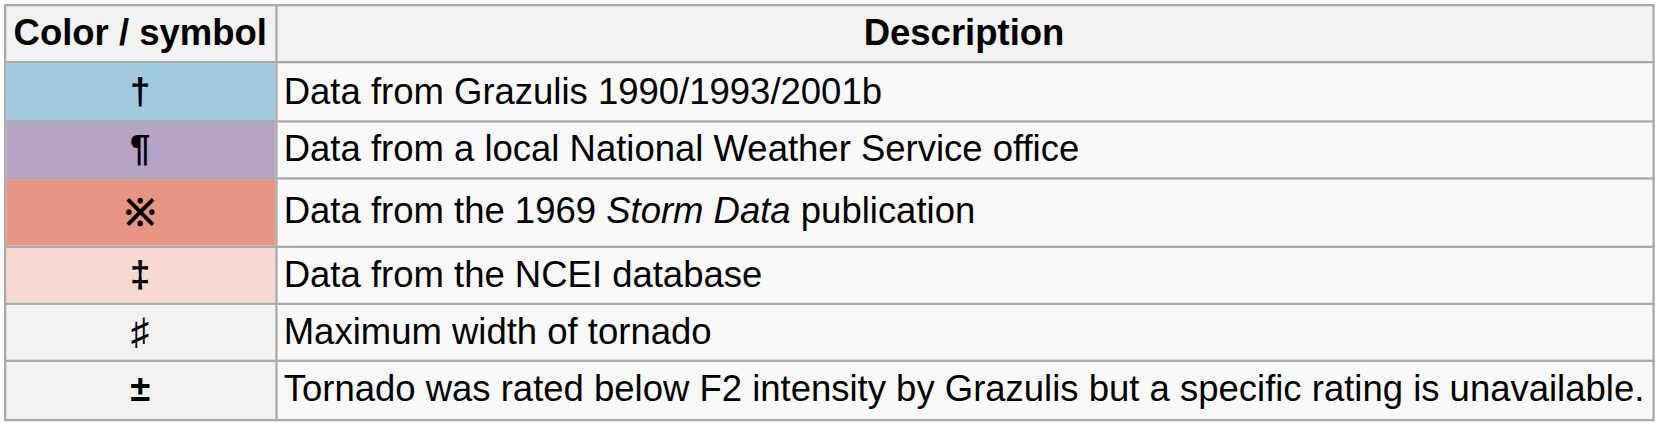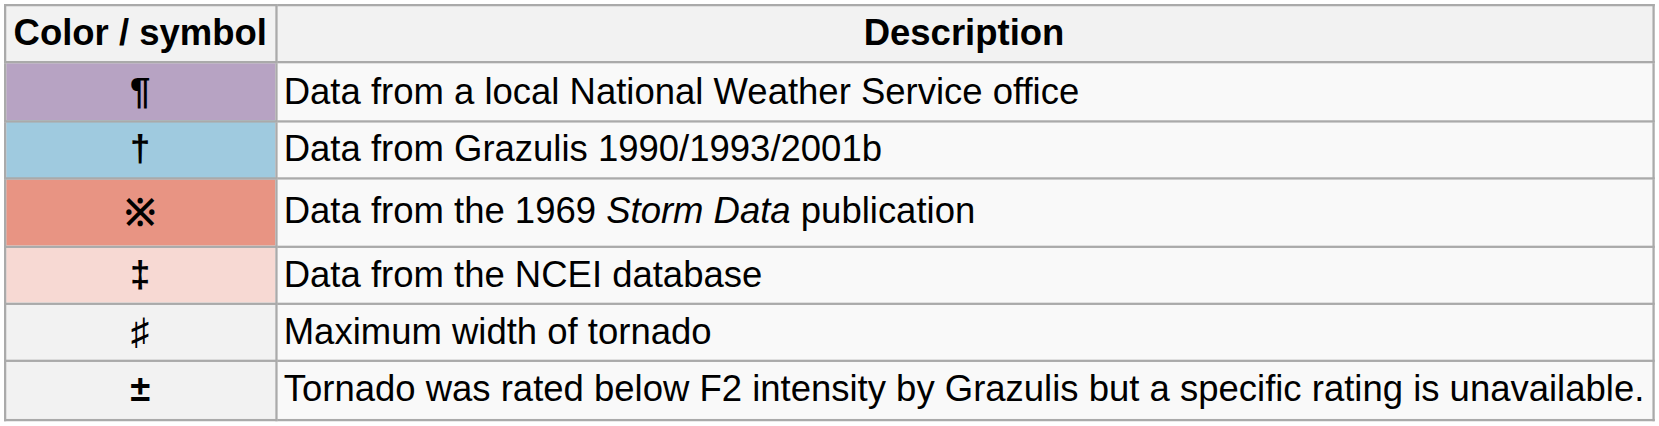rows swapped: (140, 91) <-> (140, 149)
